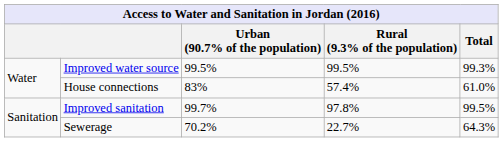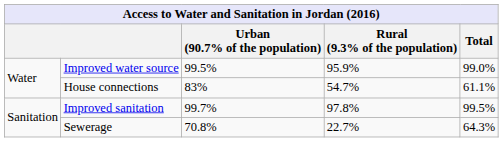(343, 68) 99.5% -> (343, 68) 95.9%
(479, 68) 99.3% -> (479, 68) 99.0%
(343, 87) 57.4% -> (343, 87) 54.7%
(479, 87) 61.0% -> (479, 87) 61.1%
(201, 127) 70.2% -> (201, 127) 70.8%
